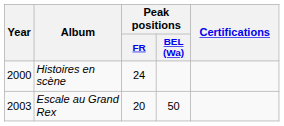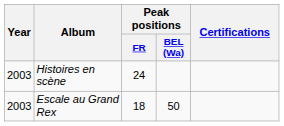(19, 76) 2000 -> (19, 76) 2003
(139, 106) 20 -> (139, 106) 18
